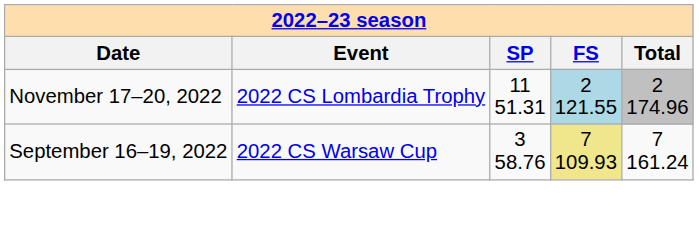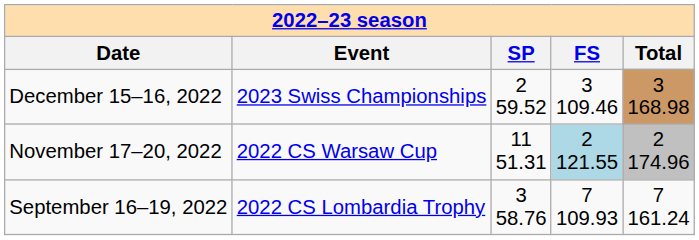+ row: (116, 96)
(361, 96) 2022 CS Lombardia Trophy -> (337, 151) 2022 CS Warsaw Cup
(337, 151) 2022 CS Warsaw Cup -> (361, 206) 2022 CS Lombardia Trophy
(586, 151) khaki background -> (587, 206) no background
